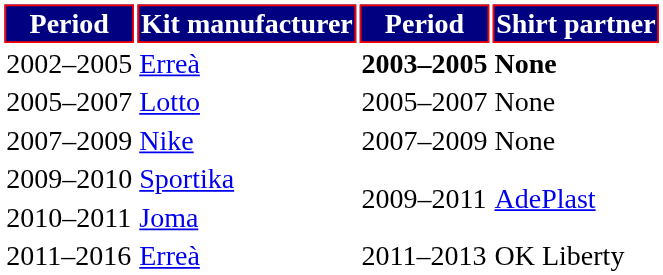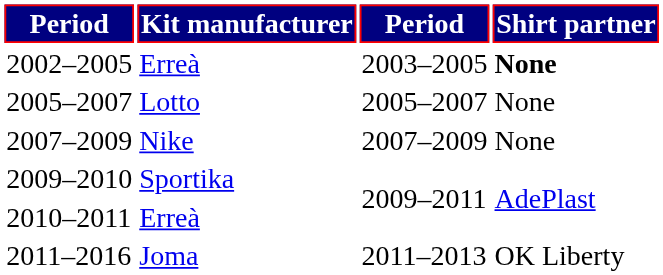(425, 63) bold -> (425, 63) normal
(169, 217) Joma -> (170, 217) Erreà
(170, 256) Erreà -> (169, 256) Joma
